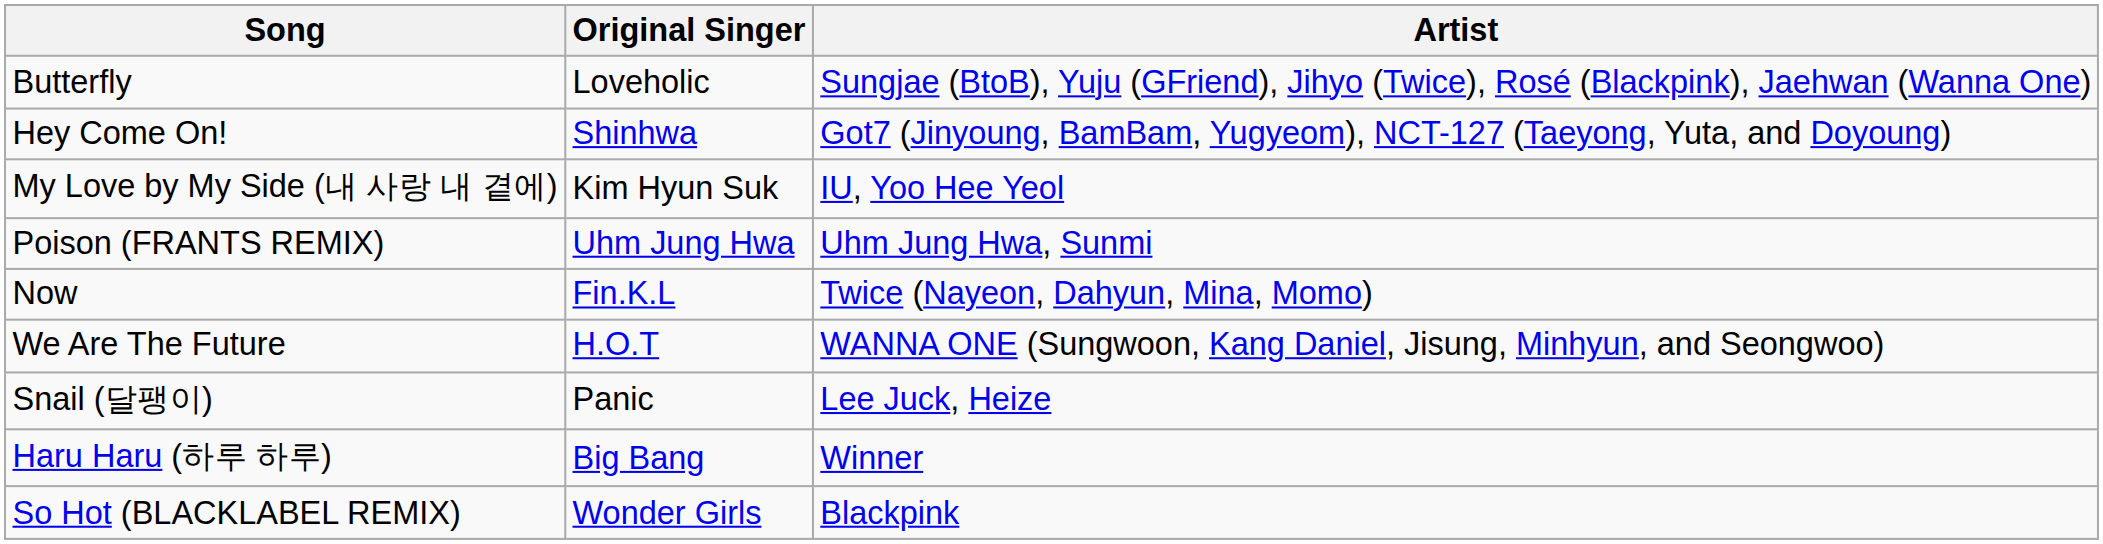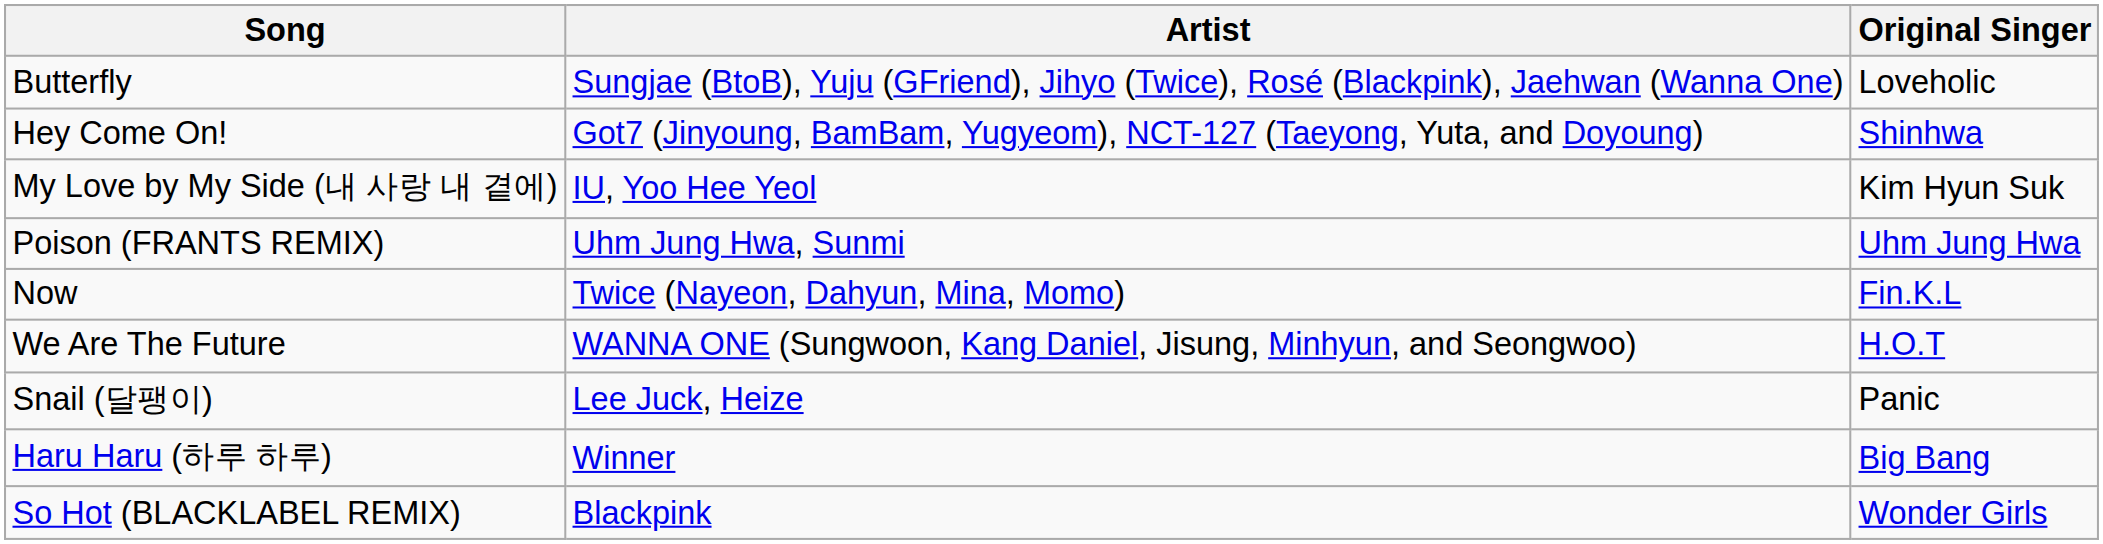columns swapped: (1456, 30) <-> (689, 30)
